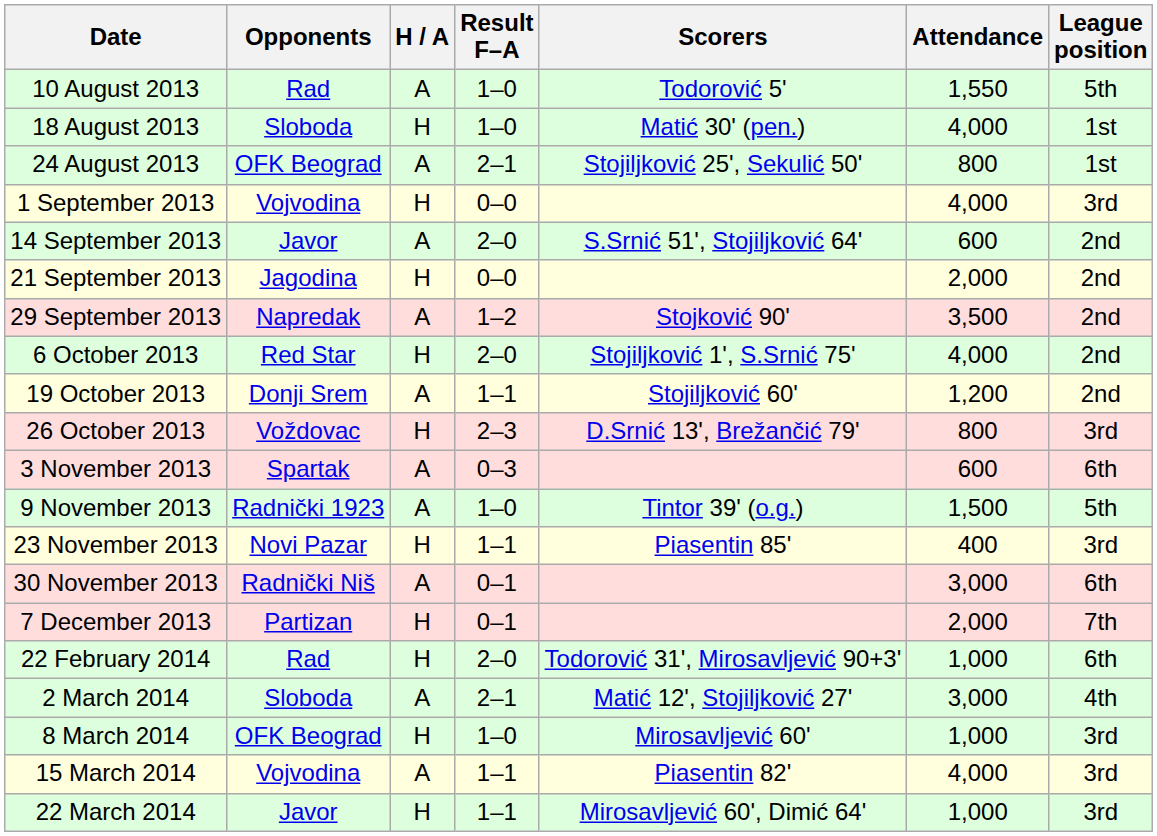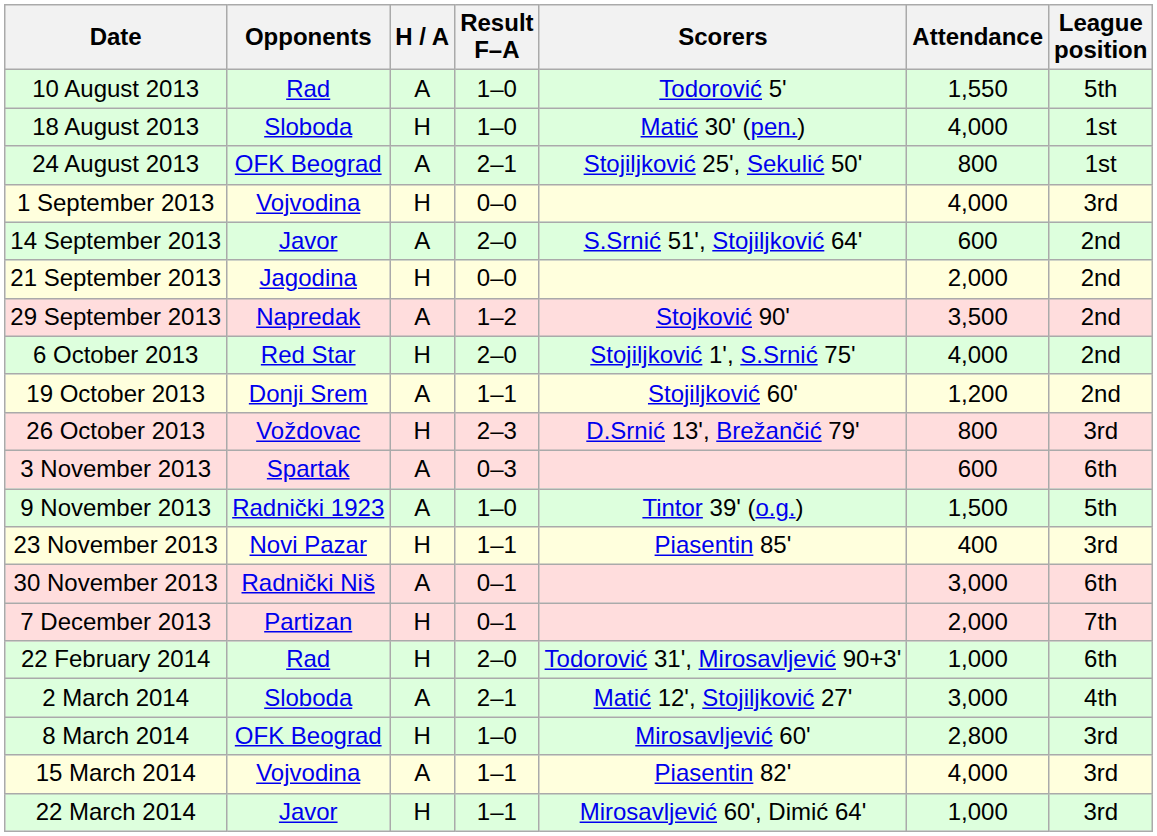(978, 735) 1,000 -> (978, 735) 2,800
